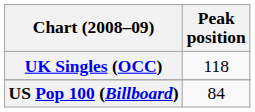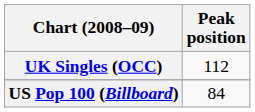(216, 65) 118 -> (216, 65) 112
